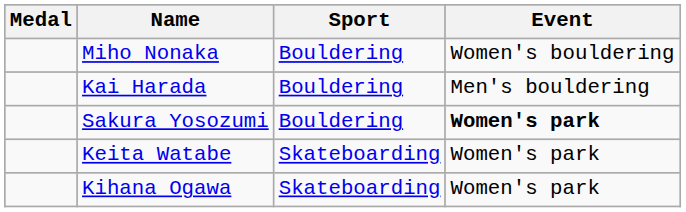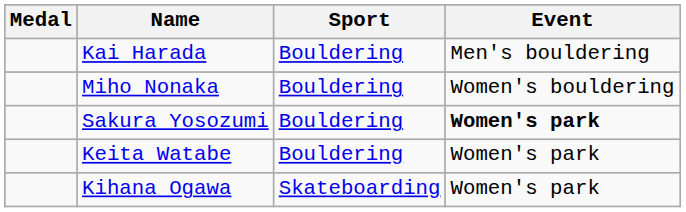rows swapped: (144, 89) <-> (150, 55)
(360, 156) Skateboarding -> (341, 156) Bouldering
